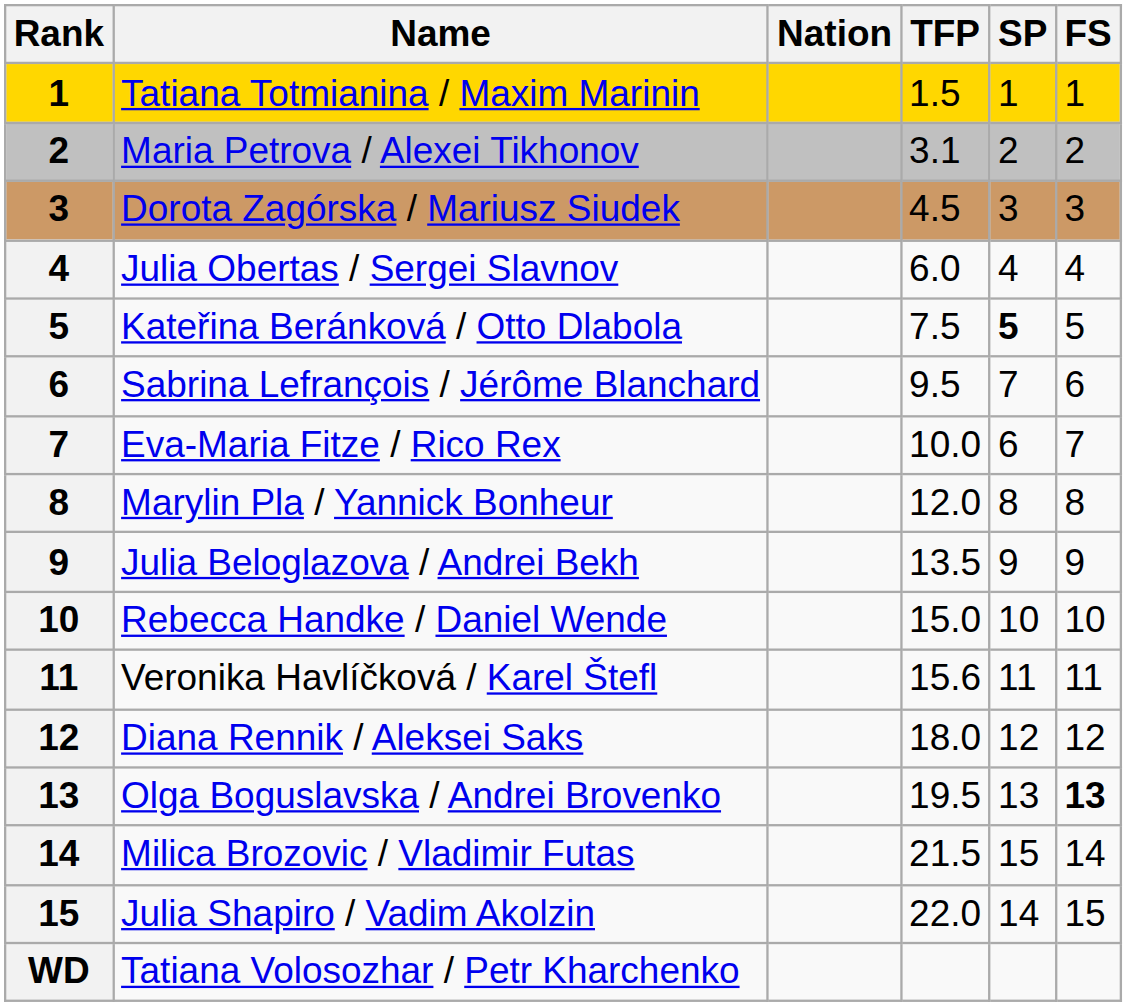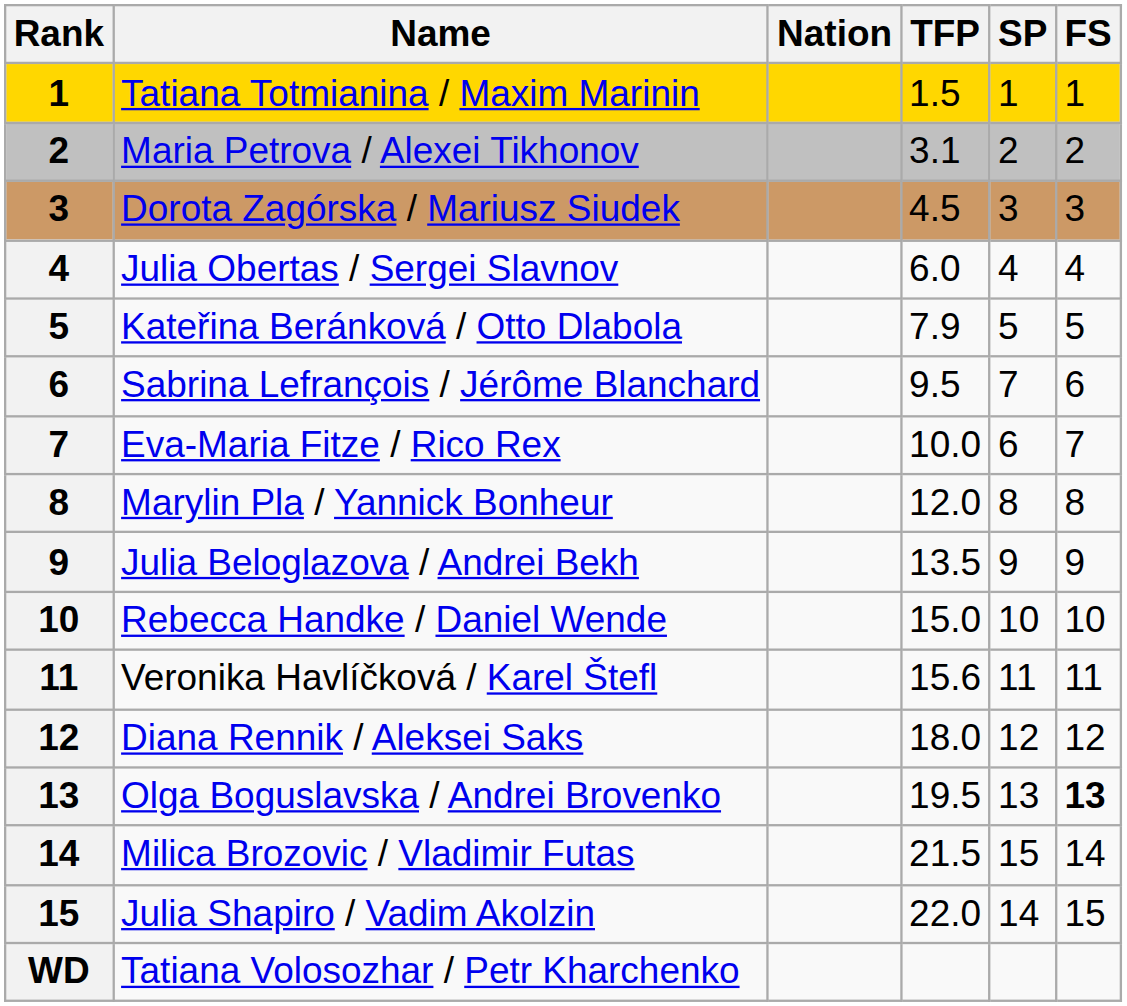(935, 326) 7.5 -> (935, 326) 7.9
(1008, 326) bold -> (1008, 326) normal
